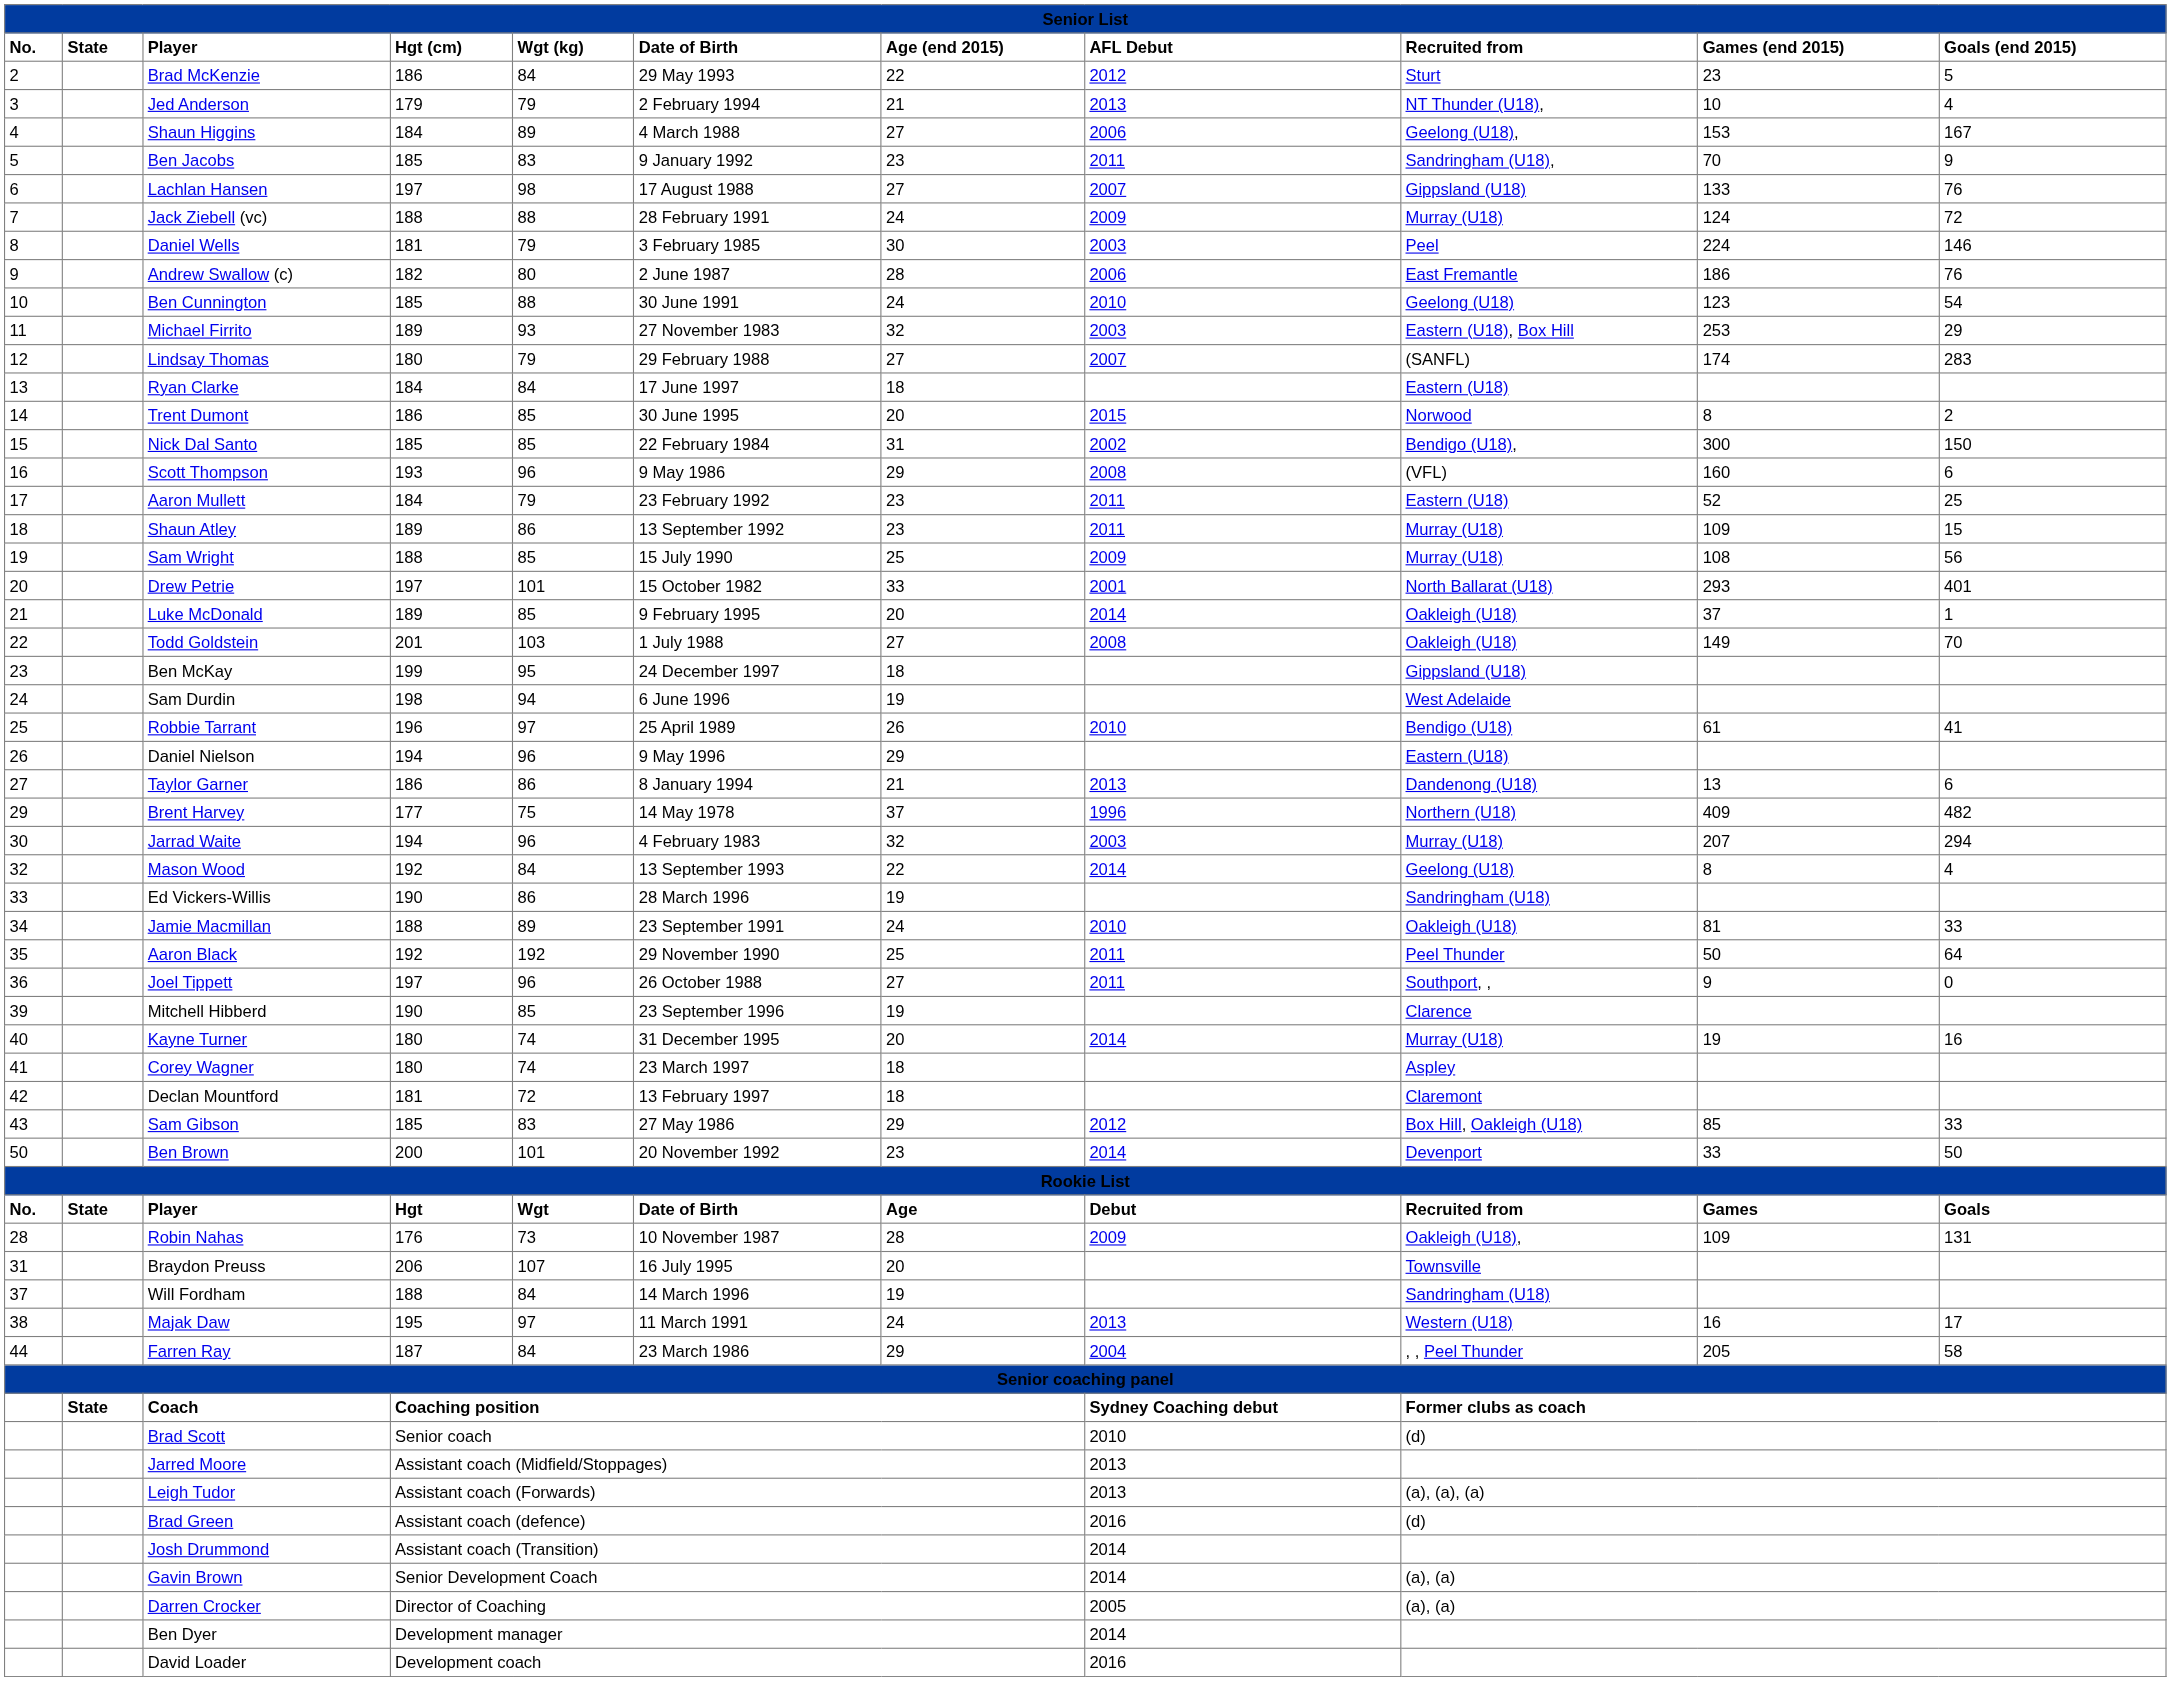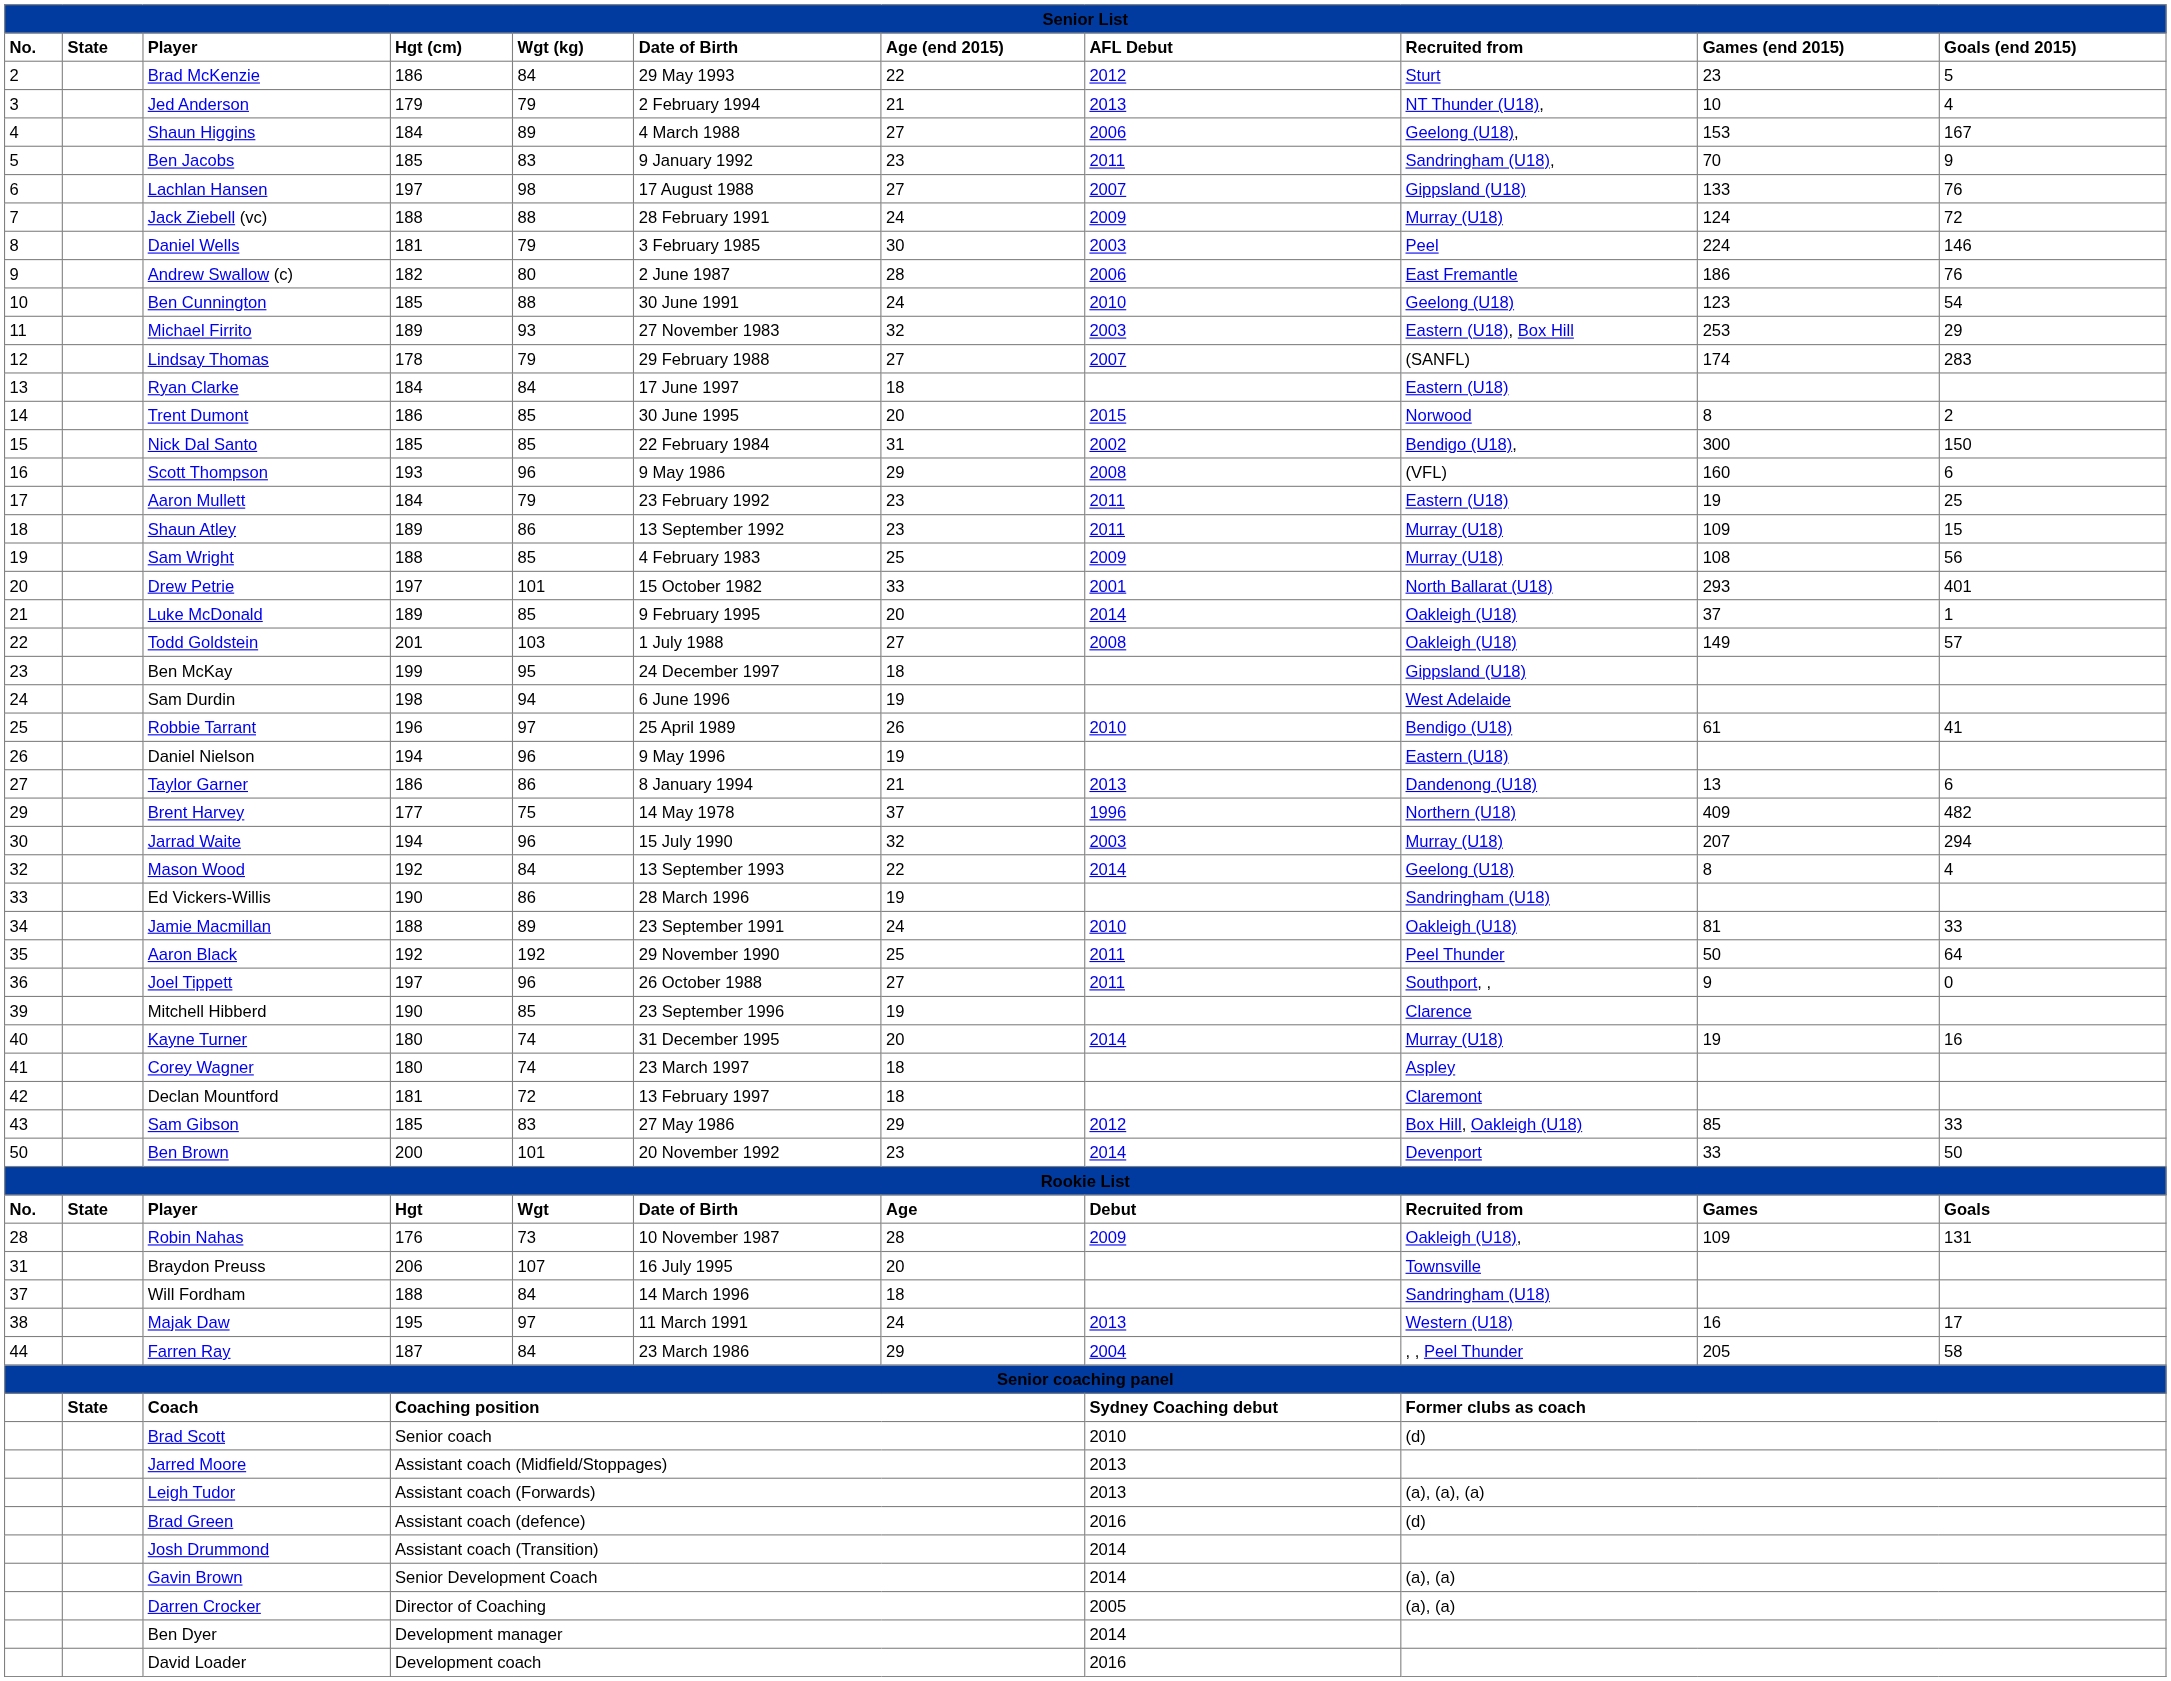(409, 359) 180 -> (409, 359) 178
(1712, 500) 52 -> (1712, 500) 19
(686, 557) 15 July 1990 -> (699, 557) 4 February 1983
(1953, 642) 70 -> (1953, 642) 57
(895, 756) 29 -> (895, 756) 19
(699, 841) 4 February 1983 -> (686, 841) 15 July 1990
(895, 1294) 19 -> (895, 1294) 18
